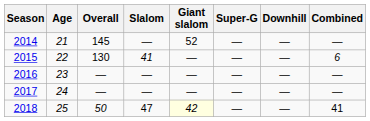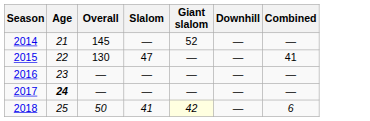- column: (237, 18)
(147, 58) 41 -> (147, 58) 47
(337, 58) 6 -> (291, 58) 41
(62, 91) normal -> (62, 91) bold
(147, 108) 47 -> (147, 108) 41
(337, 108) 41 -> (291, 108) 6
